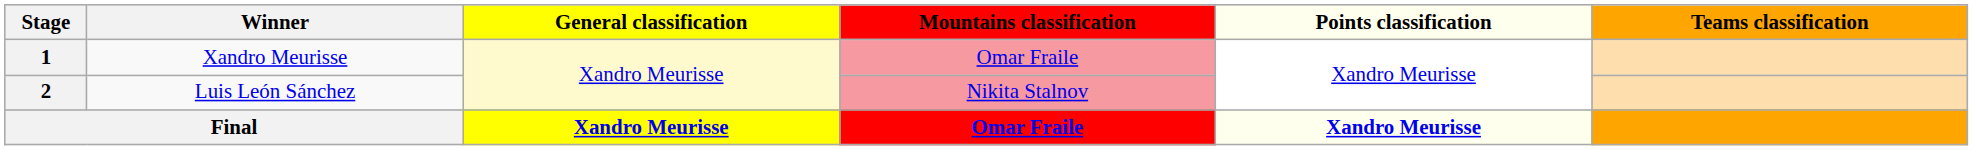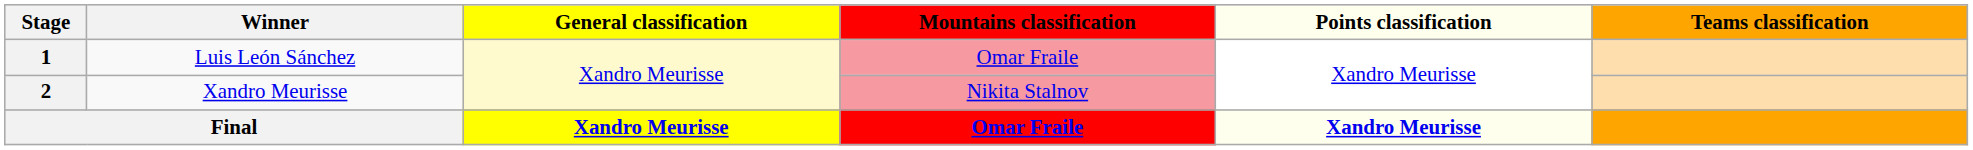(275, 57) Xandro Meurisse -> (275, 57) Luis León Sánchez
(275, 92) Luis León Sánchez -> (275, 92) Xandro Meurisse
